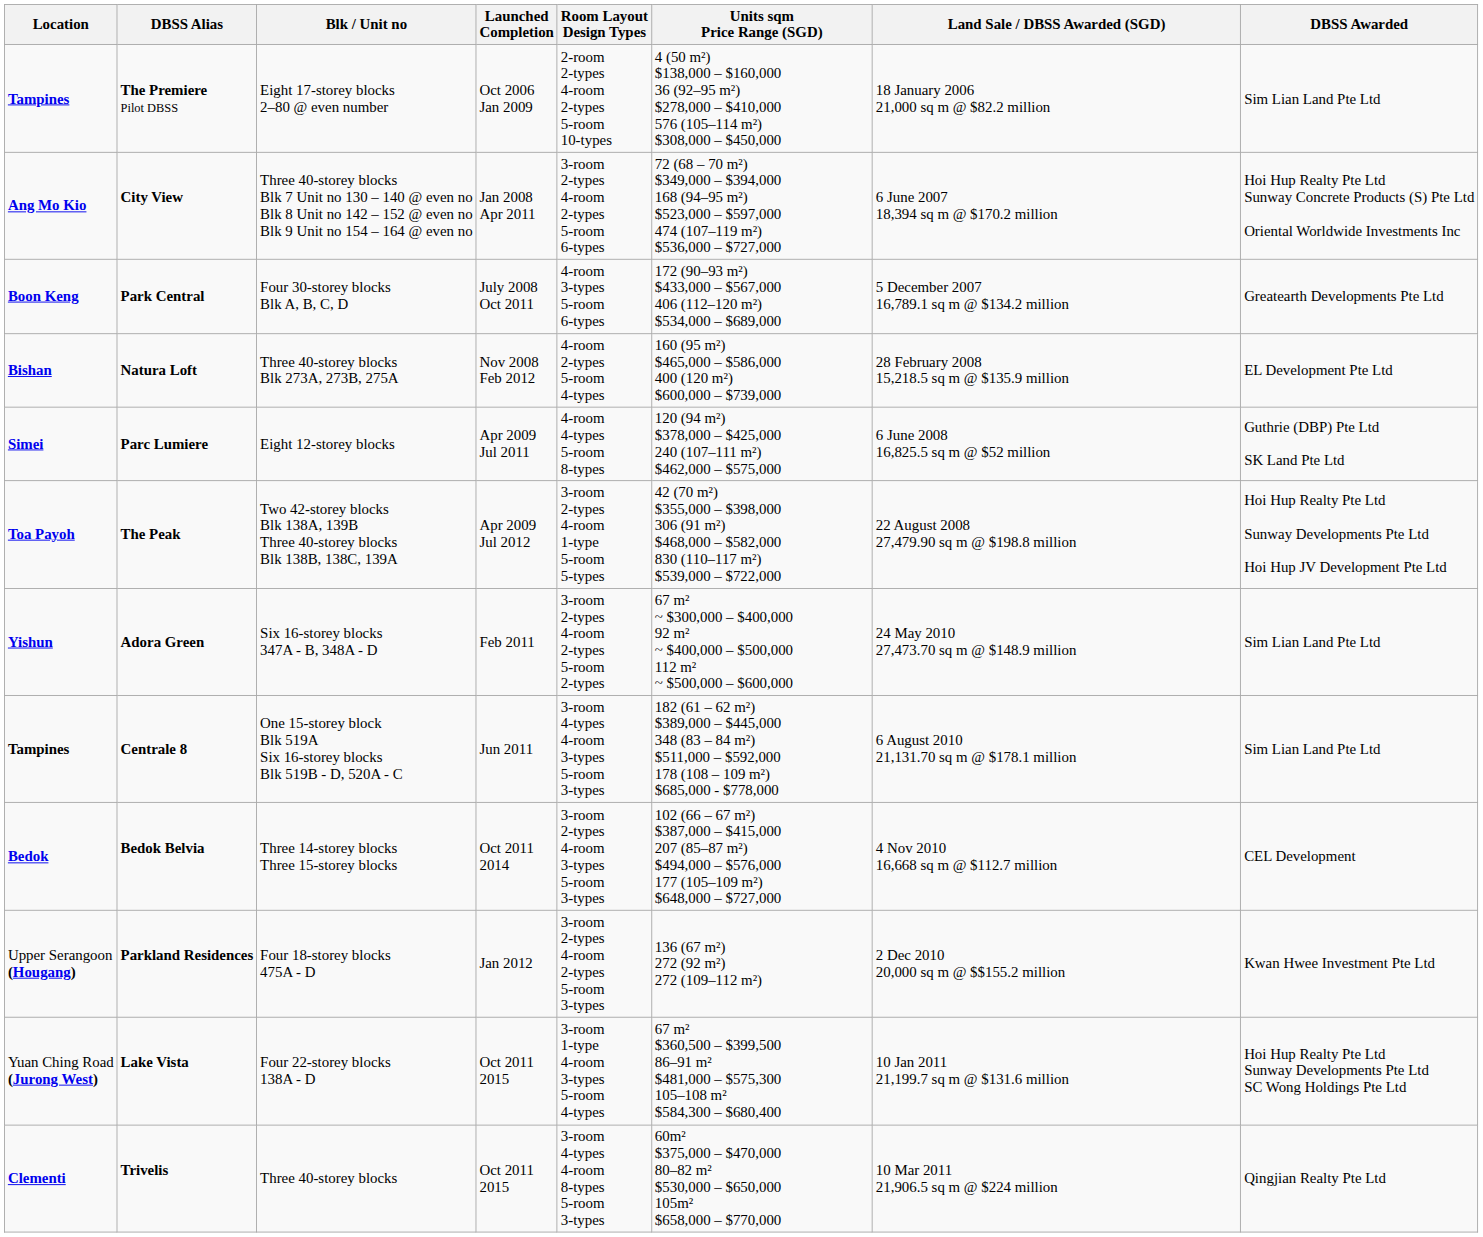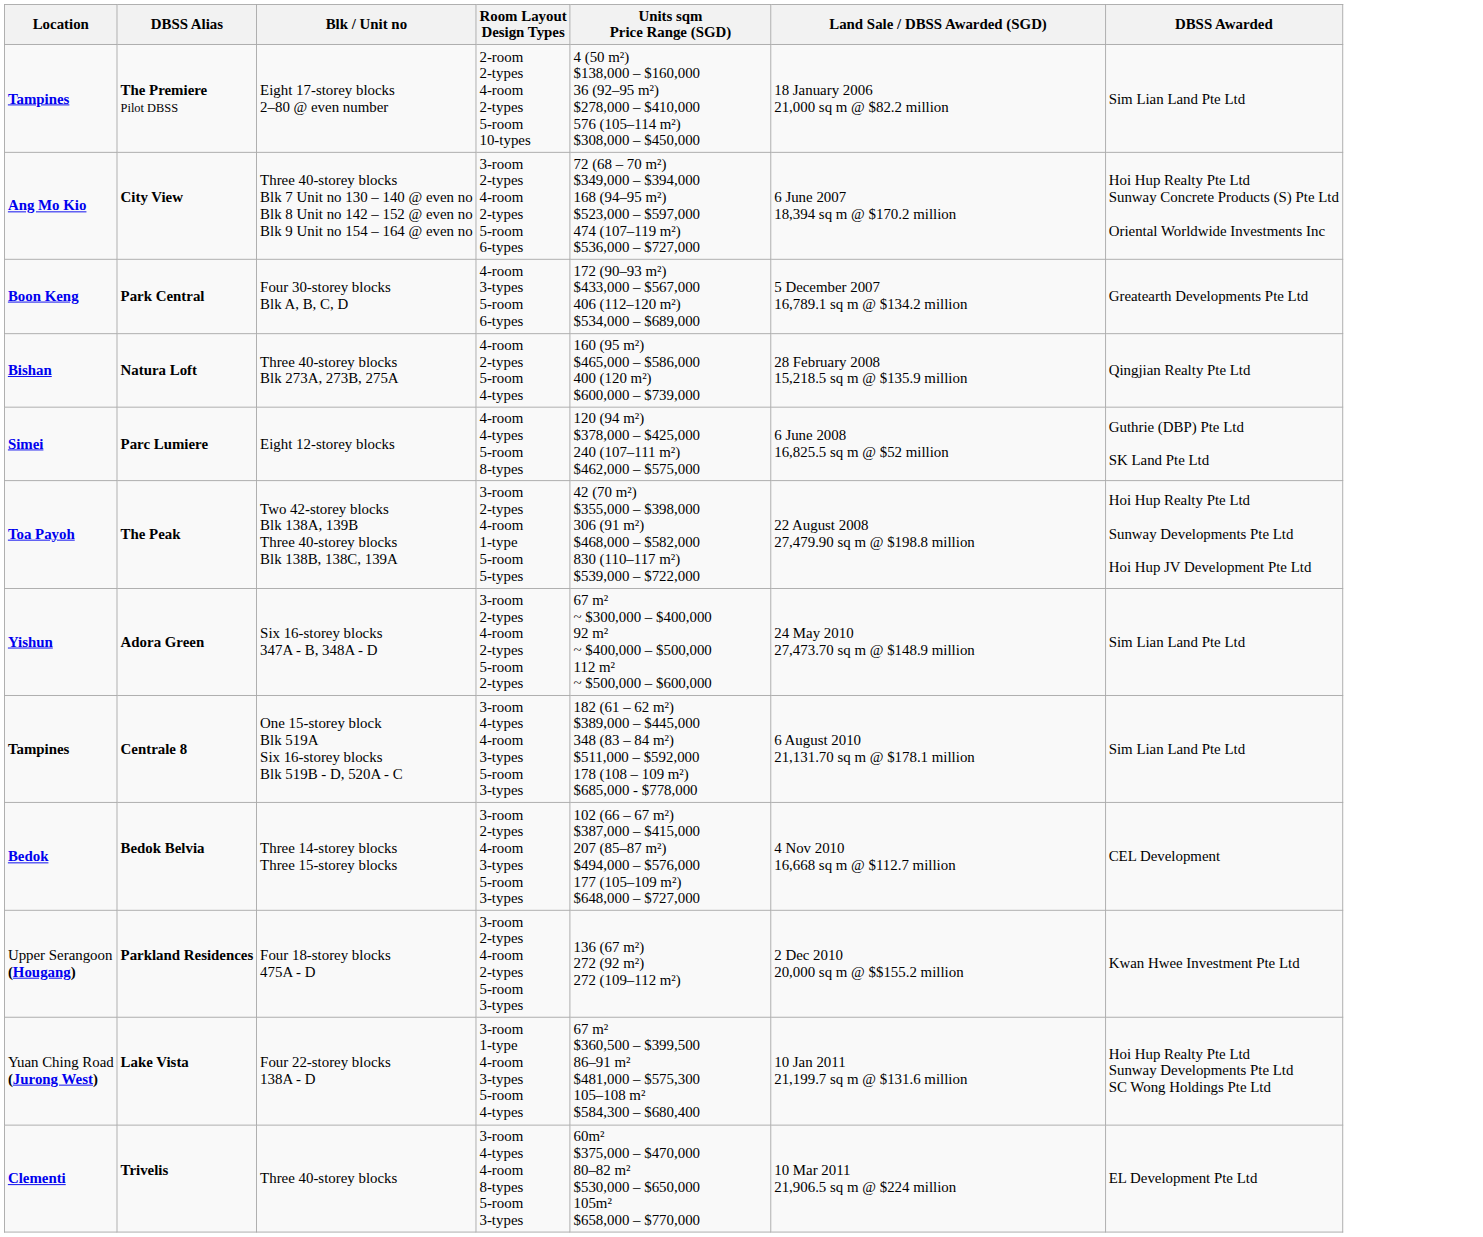- column: (517, 24)
(1318, 370) EL Development Pte Ltd -> (1180, 370) Qingjian Realty Pte Ltd
(1315, 1178) Qingjian Realty Pte Ltd -> (1183, 1178) EL Development Pte Ltd
